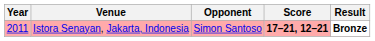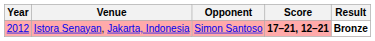(18, 29) 2011 -> (18, 29) 2012
